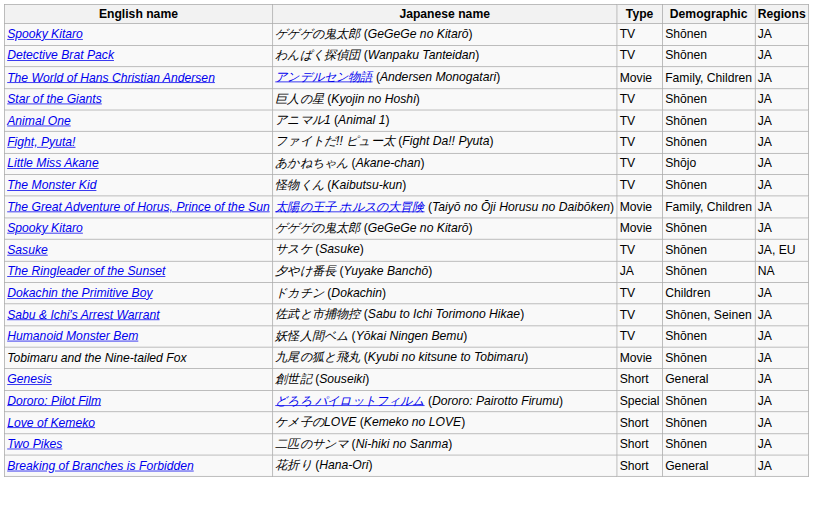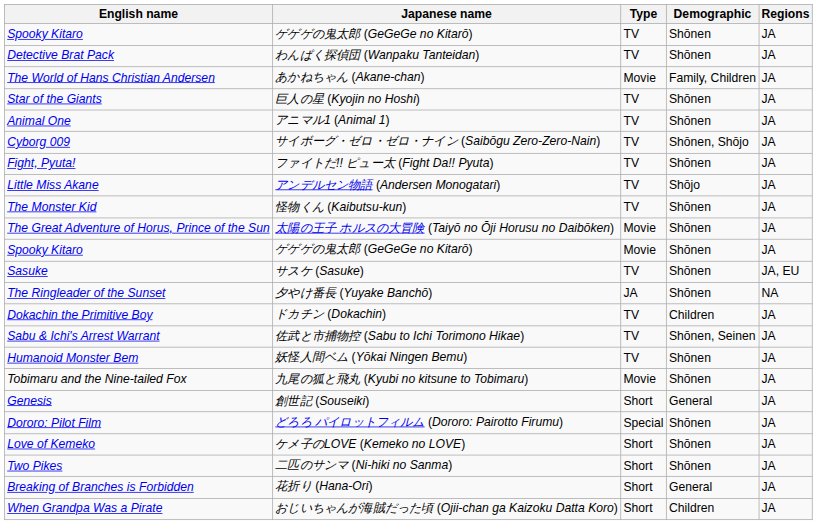(388, 77) アンデルセン物語 (Andersen Monogatari) -> (350, 77) あかねちゃん (Akane-chan)
+ row: (39, 142)
(350, 163) あかねちゃん (Akane-chan) -> (388, 185) アンデルセン物語 (Andersen Monogatari)
(709, 207) Family, Children -> (690, 228) Shōnen
+ row: (85, 508)
